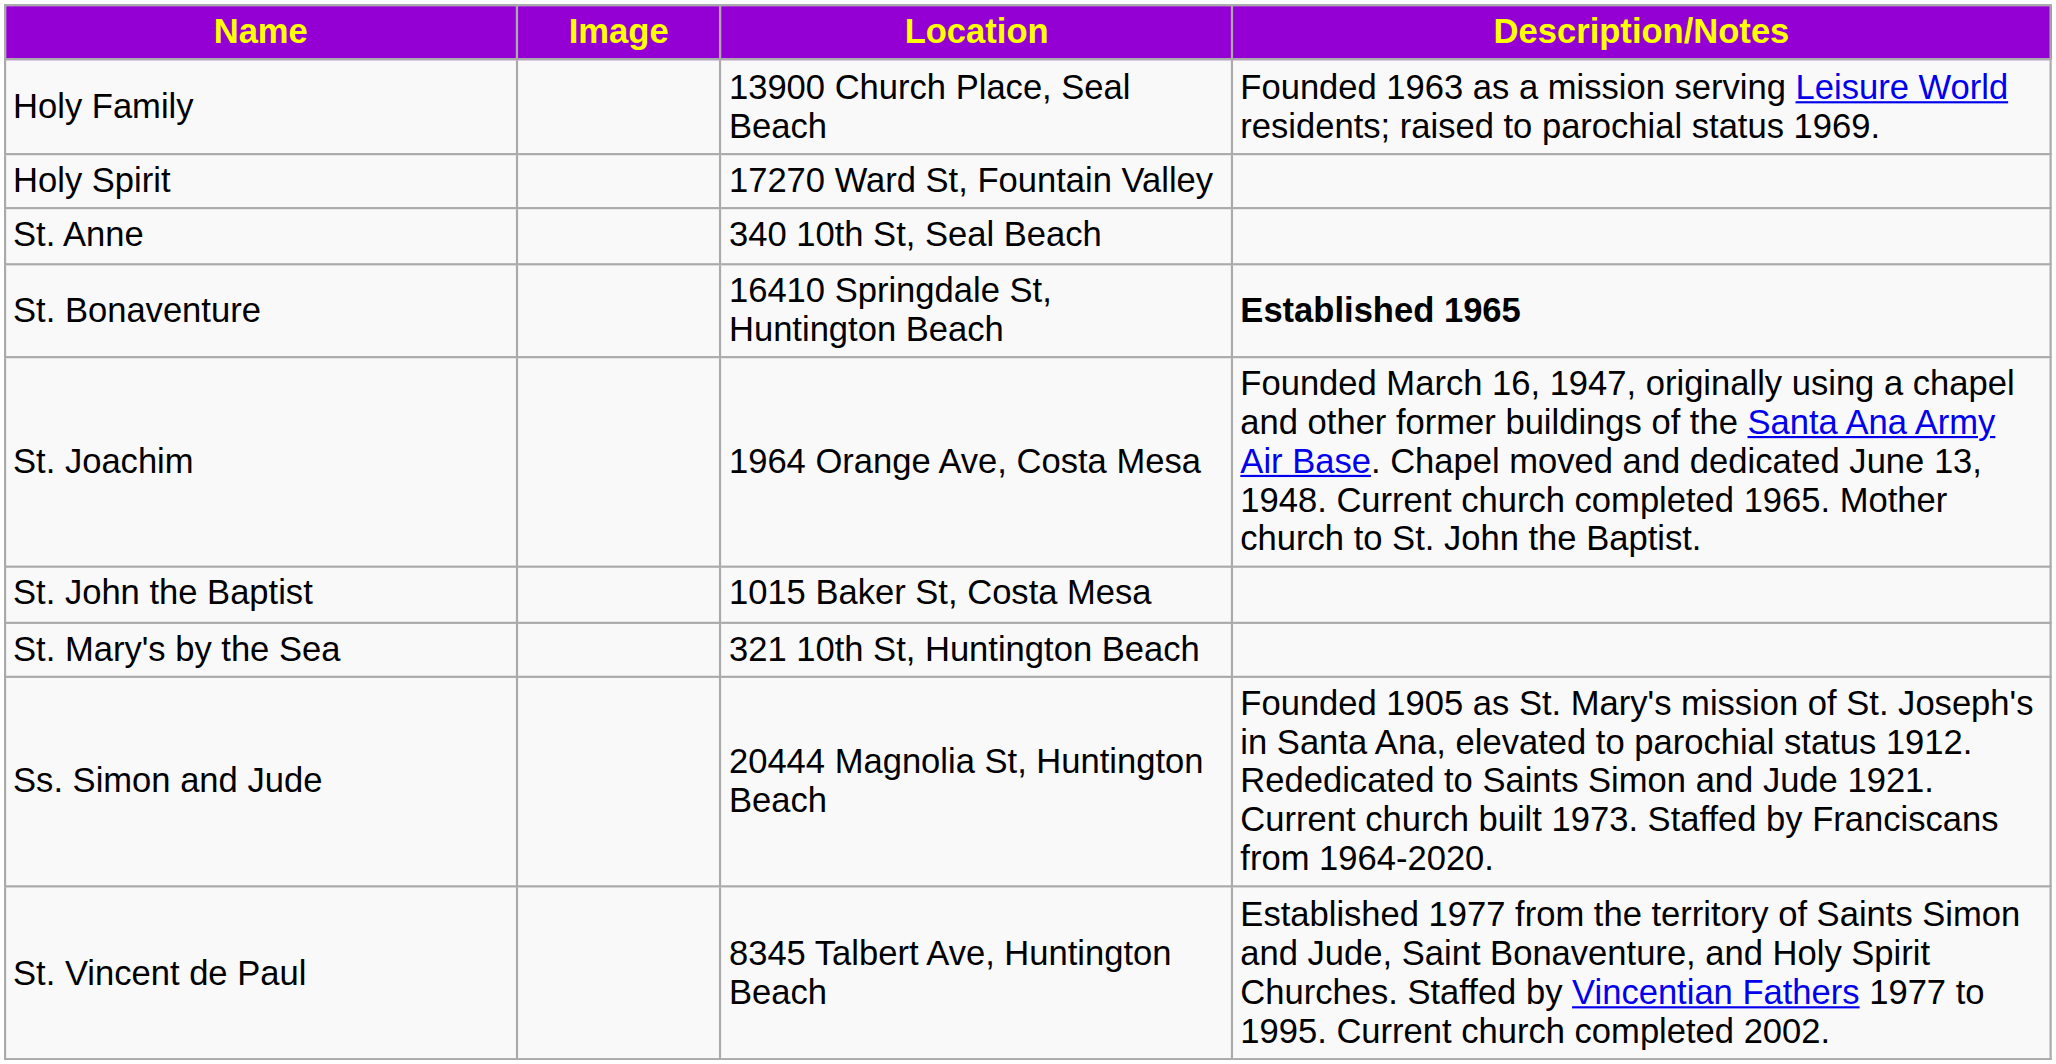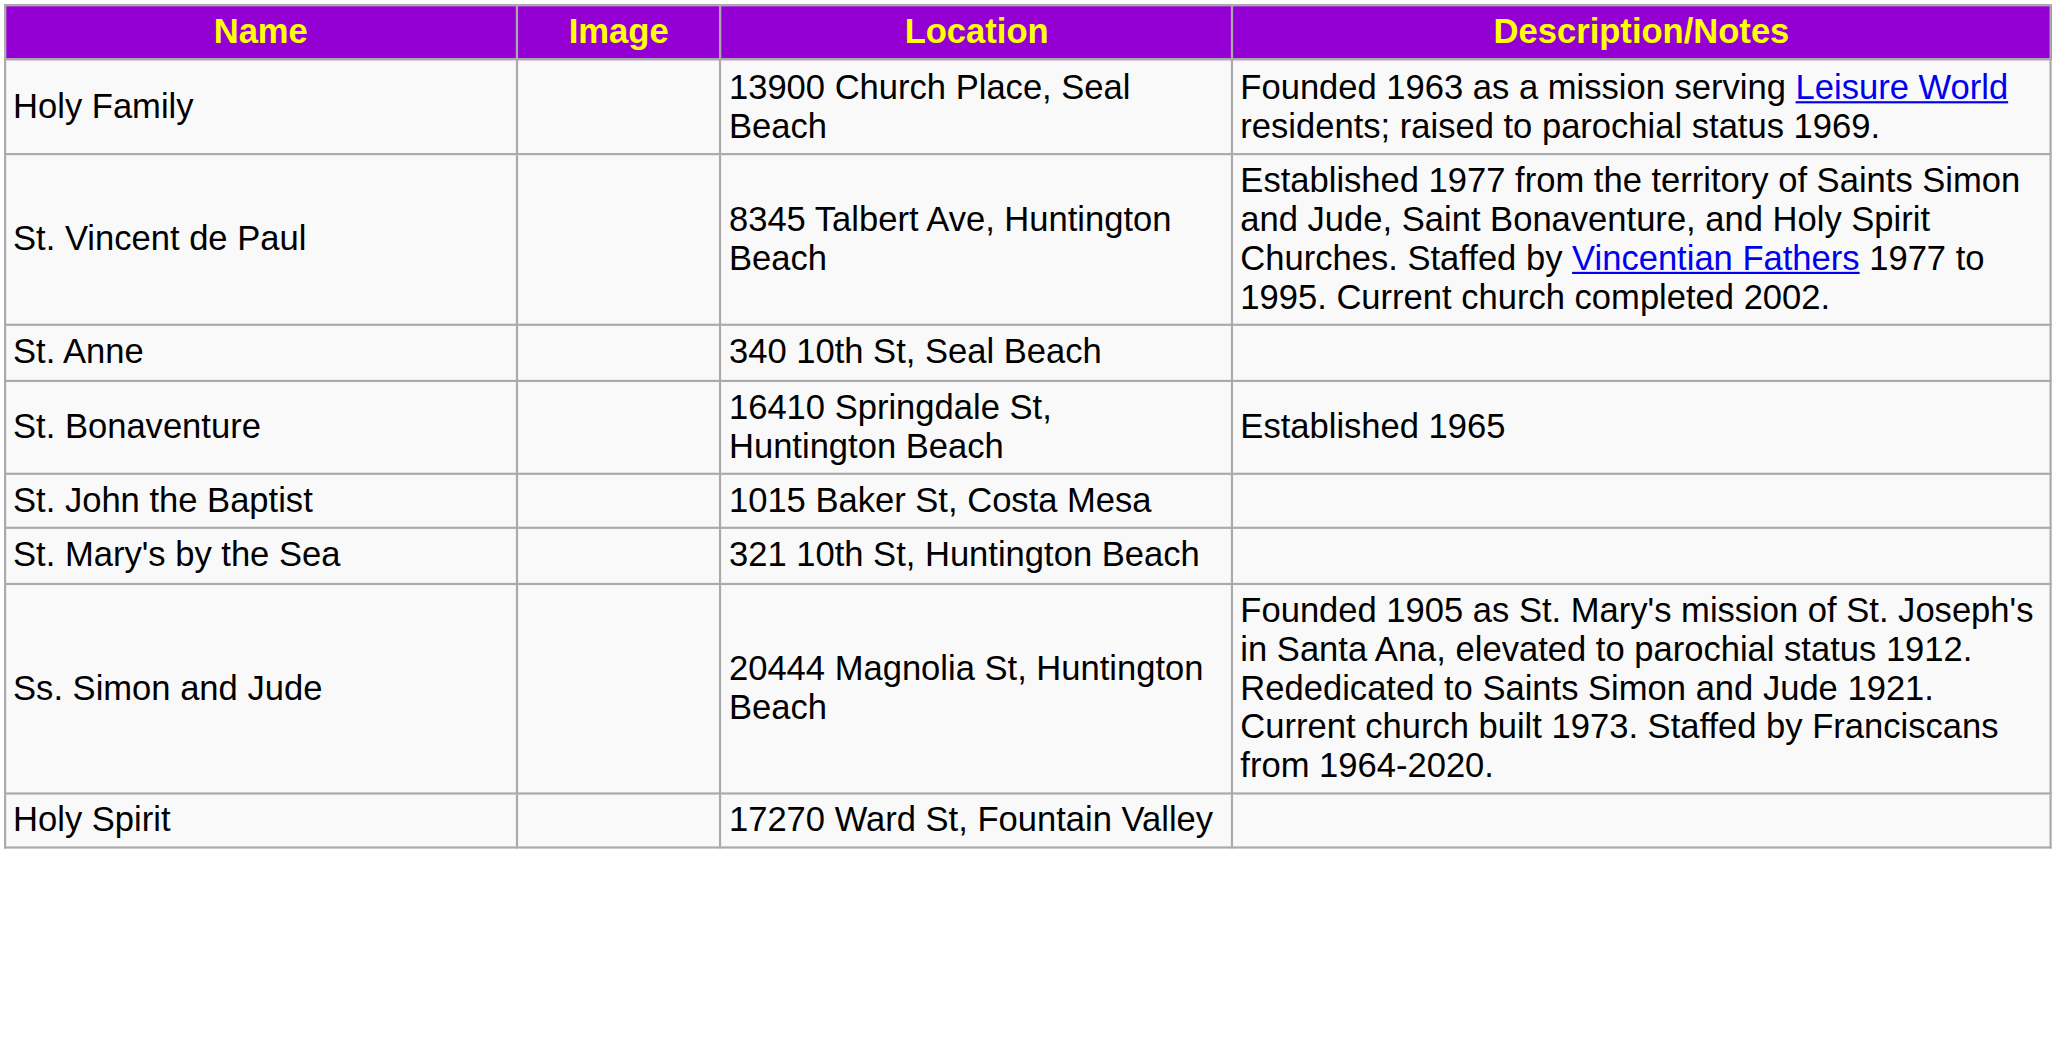rows swapped: (92, 180) <-> (160, 972)
(1381, 309) bold -> (1373, 426) normal
- row: (103, 461)
